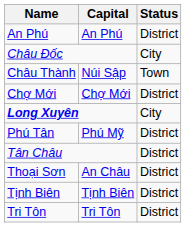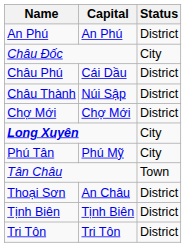+ row: (35, 73)
(155, 73) Town -> (159, 93) District
(159, 133) District -> (151, 152) City
(159, 152) District -> (155, 172) Town
